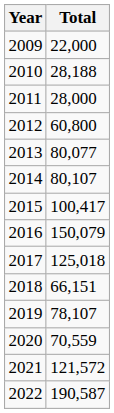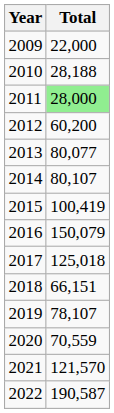(73, 98) no background -> (73, 98) lightgreen background
(73, 125) 60,800 -> (73, 125) 60,200
(78, 206) 100,417 -> (78, 206) 100,419
(78, 367) 121,572 -> (78, 367) 121,570
